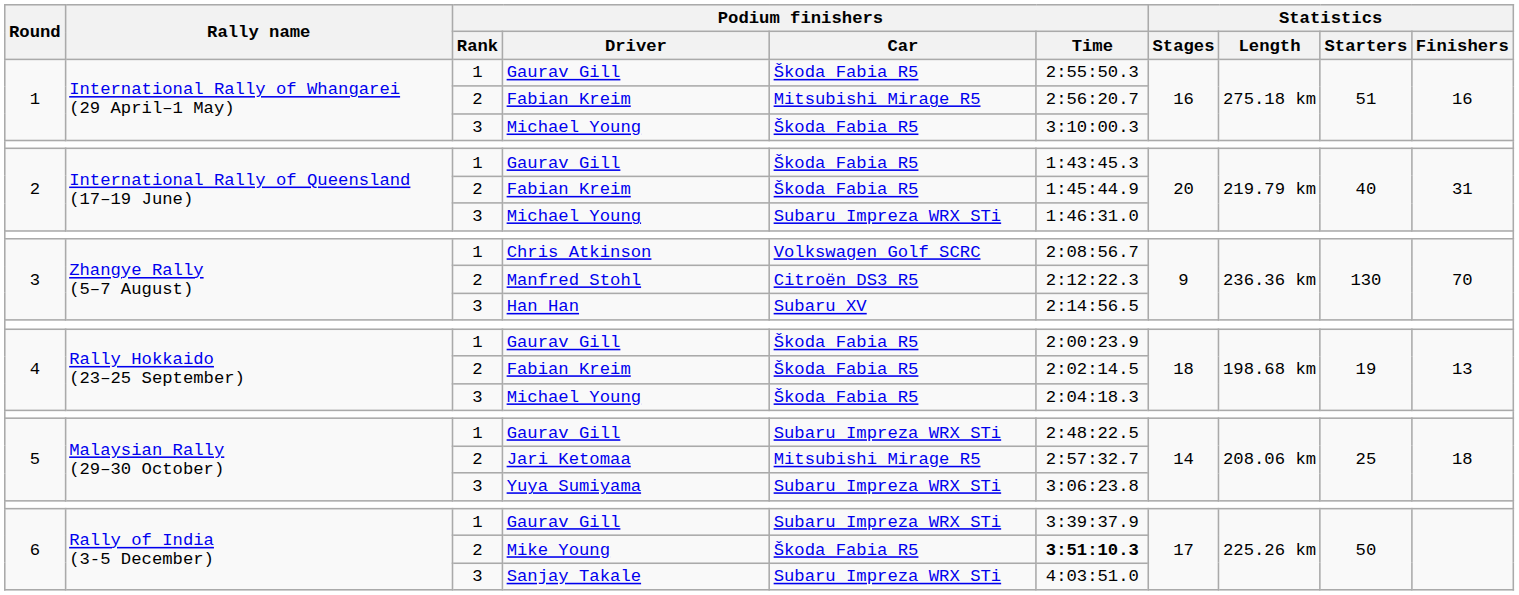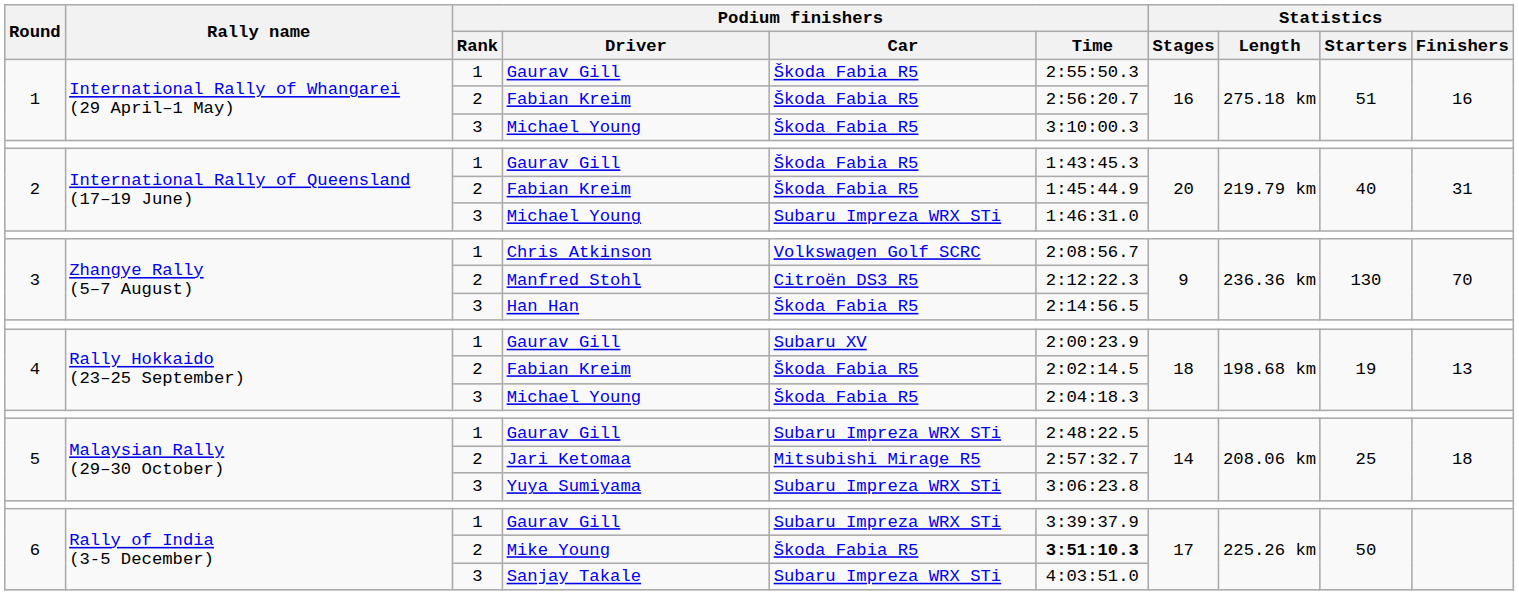(877, 100) Mitsubishi Mirage R5 -> (846, 100) Škoda Fabia R5
(820, 307) Subaru XV -> (846, 307) Škoda Fabia R5
(846, 342) Škoda Fabia R5 -> (820, 342) Subaru XV
